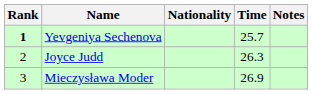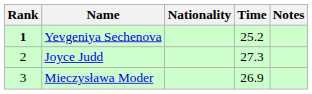(252, 36) 25.7 -> (252, 36) 25.2
(252, 57) 26.3 -> (252, 57) 27.3
